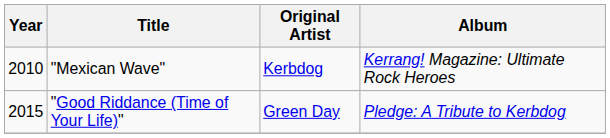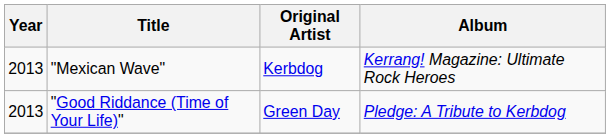(26, 68) 2010 -> (26, 68) 2013
(26, 111) 2015 -> (26, 111) 2013
